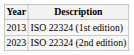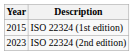(16, 27) 2013 -> (16, 27) 2015
